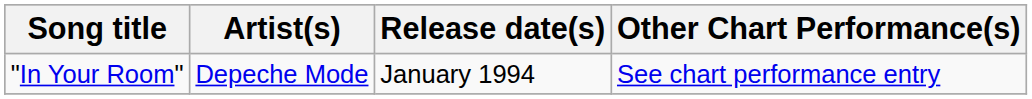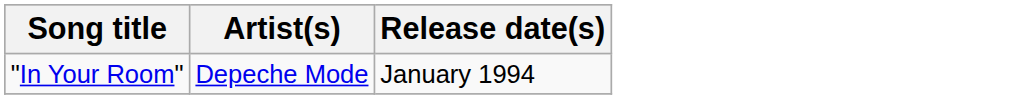- column: (819, 29)
